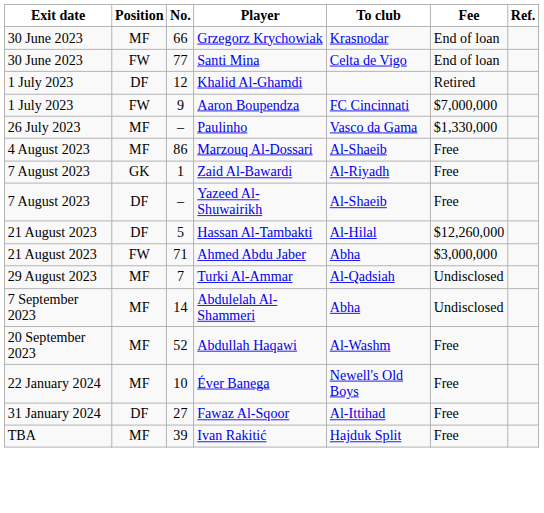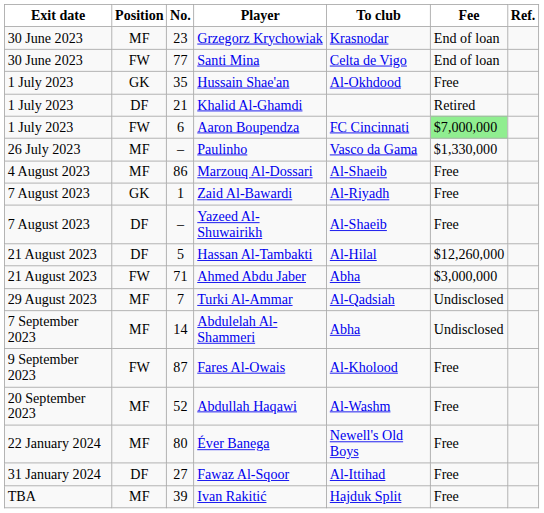(180, 37) 66 -> (180, 37) 23
+ row: (243, 82)
(180, 82) 12 -> (180, 104) 21
(180, 104) 9 -> (180, 127) 6
(465, 104) no background -> (465, 127) lightgreen background
+ row: (241, 367)
(180, 383) 10 -> (180, 444) 80
